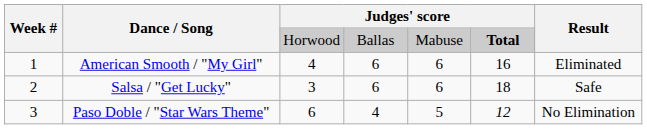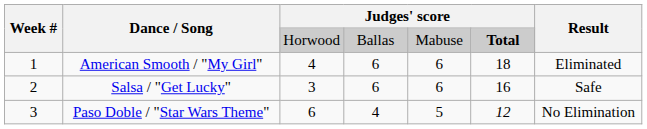(503, 64) 16 -> (503, 64) 18
(503, 87) 18 -> (503, 87) 16
